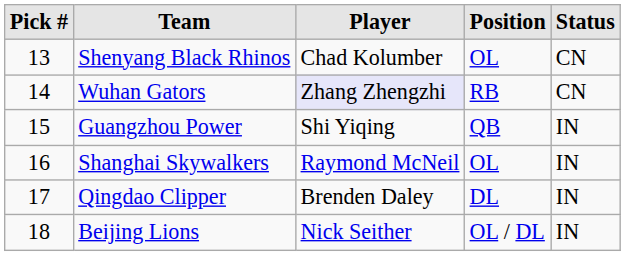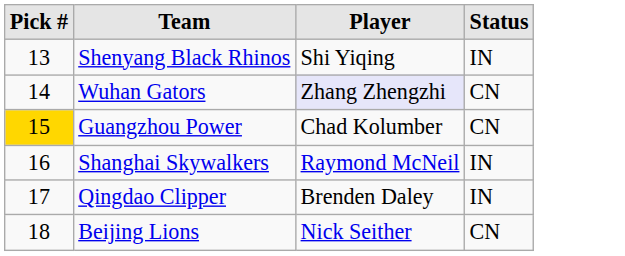- column: (508, 22)
(371, 57) Chad Kolumber -> (348, 57) Shi Yiqing
(571, 57) CN -> (481, 57) IN
(39, 127) no background -> (39, 127) gold background
(348, 127) Shi Yiqing -> (371, 127) Chad Kolumber
(568, 127) IN -> (485, 127) CN
(568, 232) IN -> (485, 232) CN
